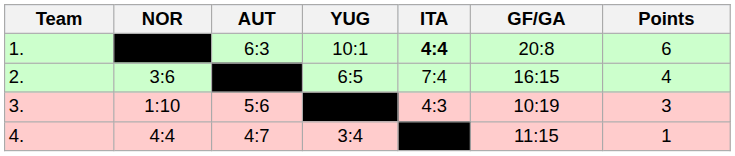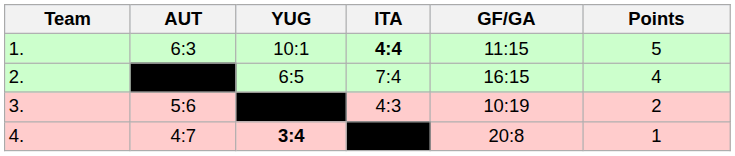- column: (162, 19)
(536, 48) 20:8 -> (506, 48) 11:15
(666, 48) 6 -> (656, 48) 5
(666, 106) 3 -> (656, 106) 2
(350, 135) normal -> (291, 135) bold
(536, 135) 11:15 -> (506, 135) 20:8
